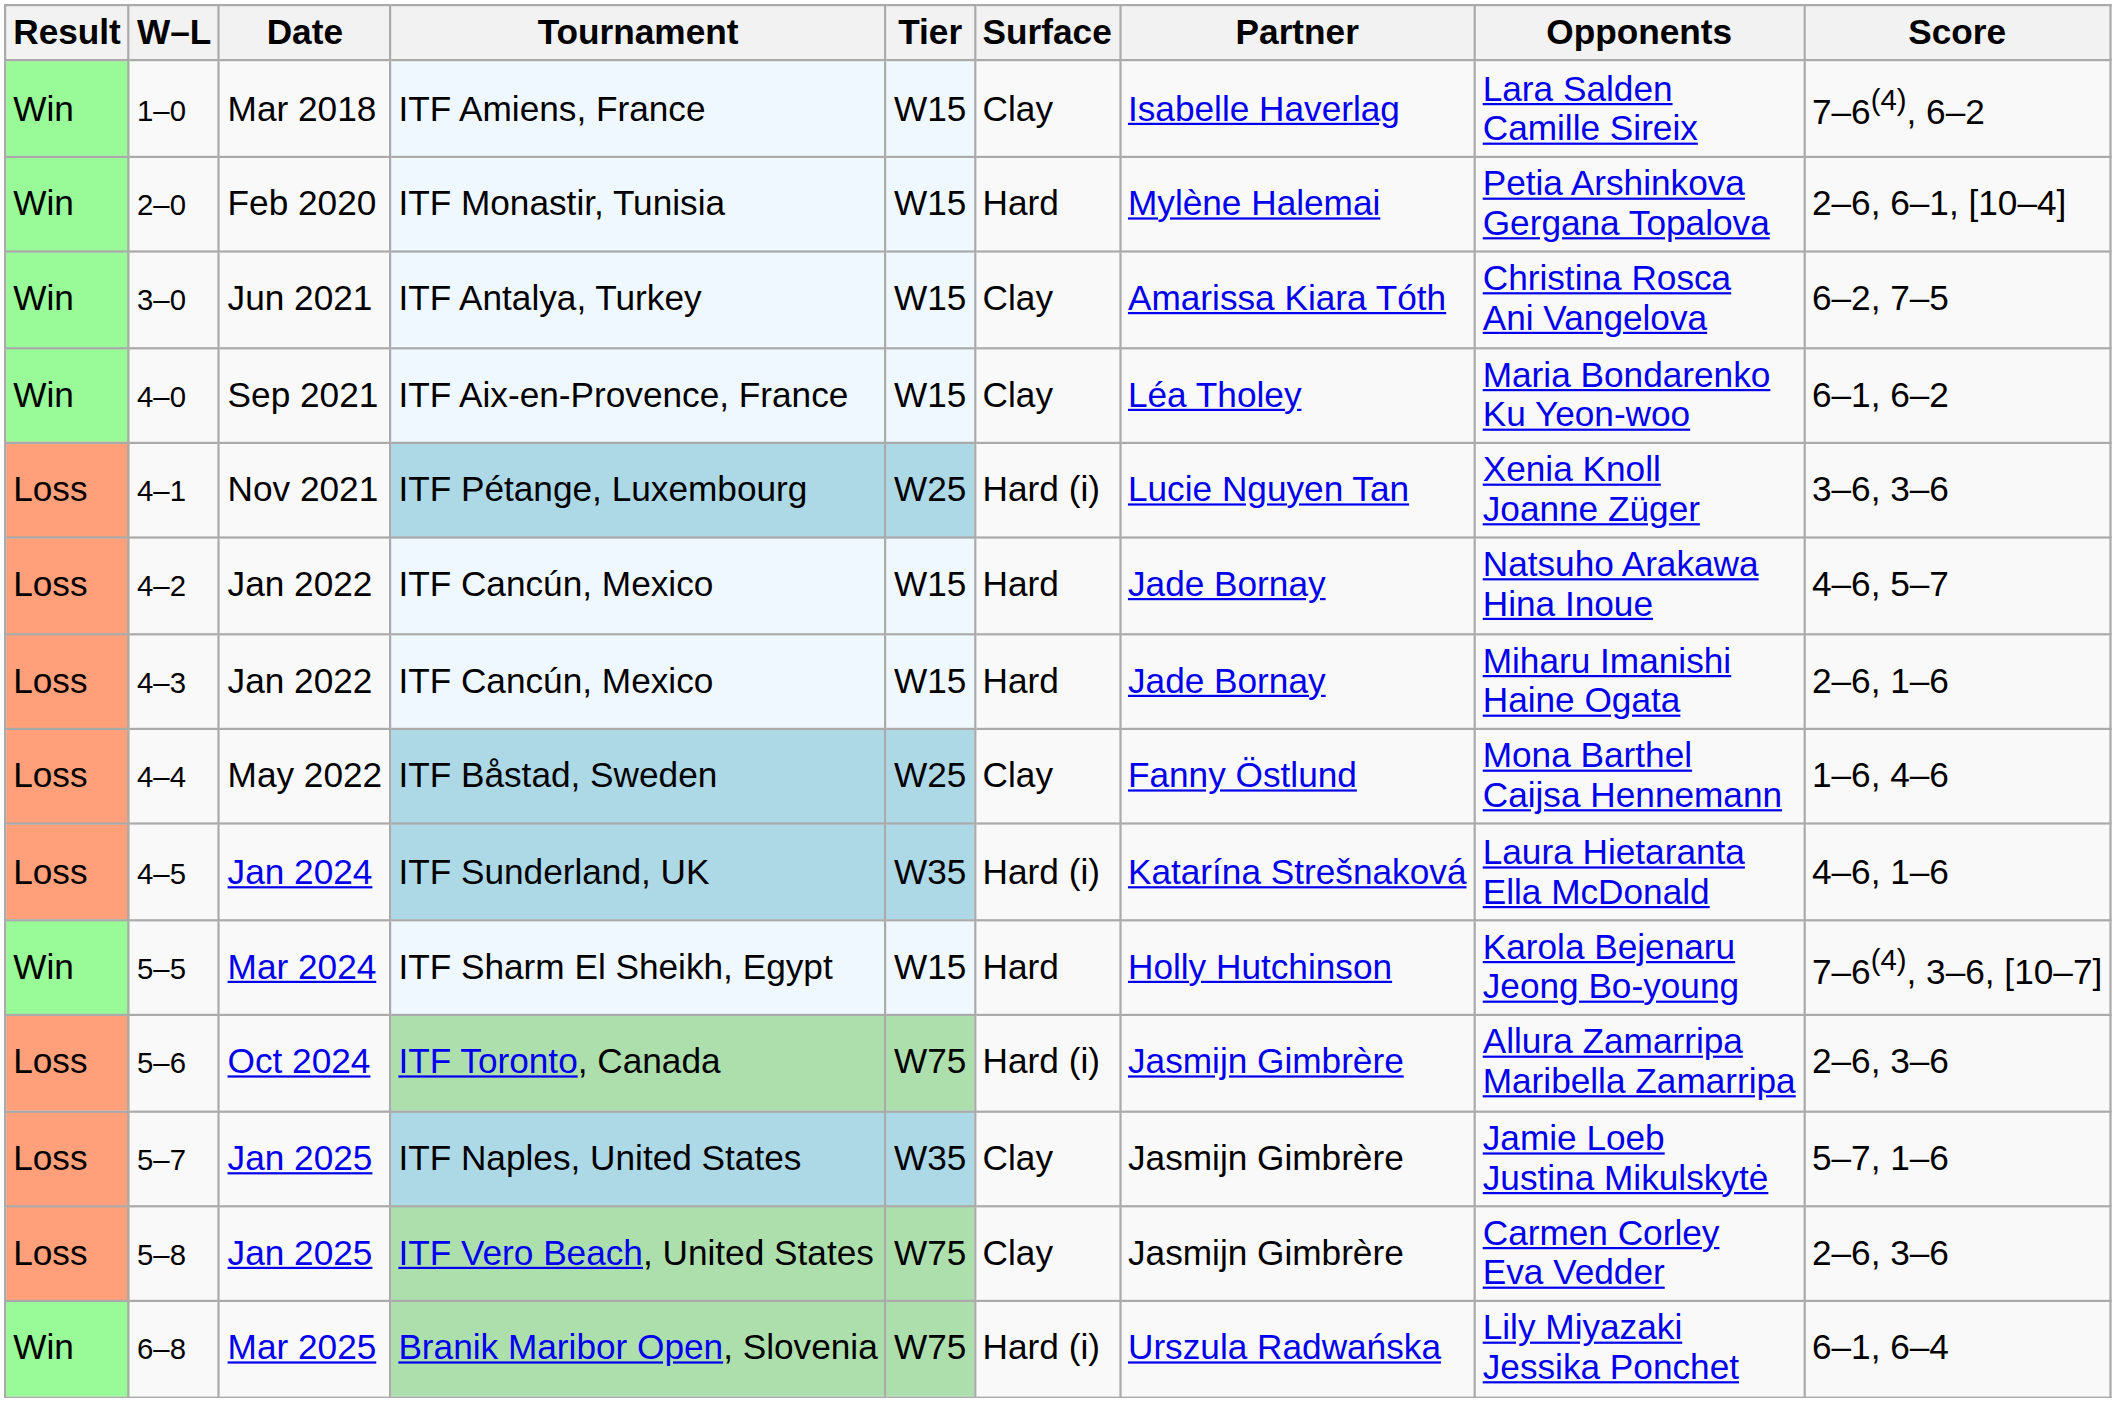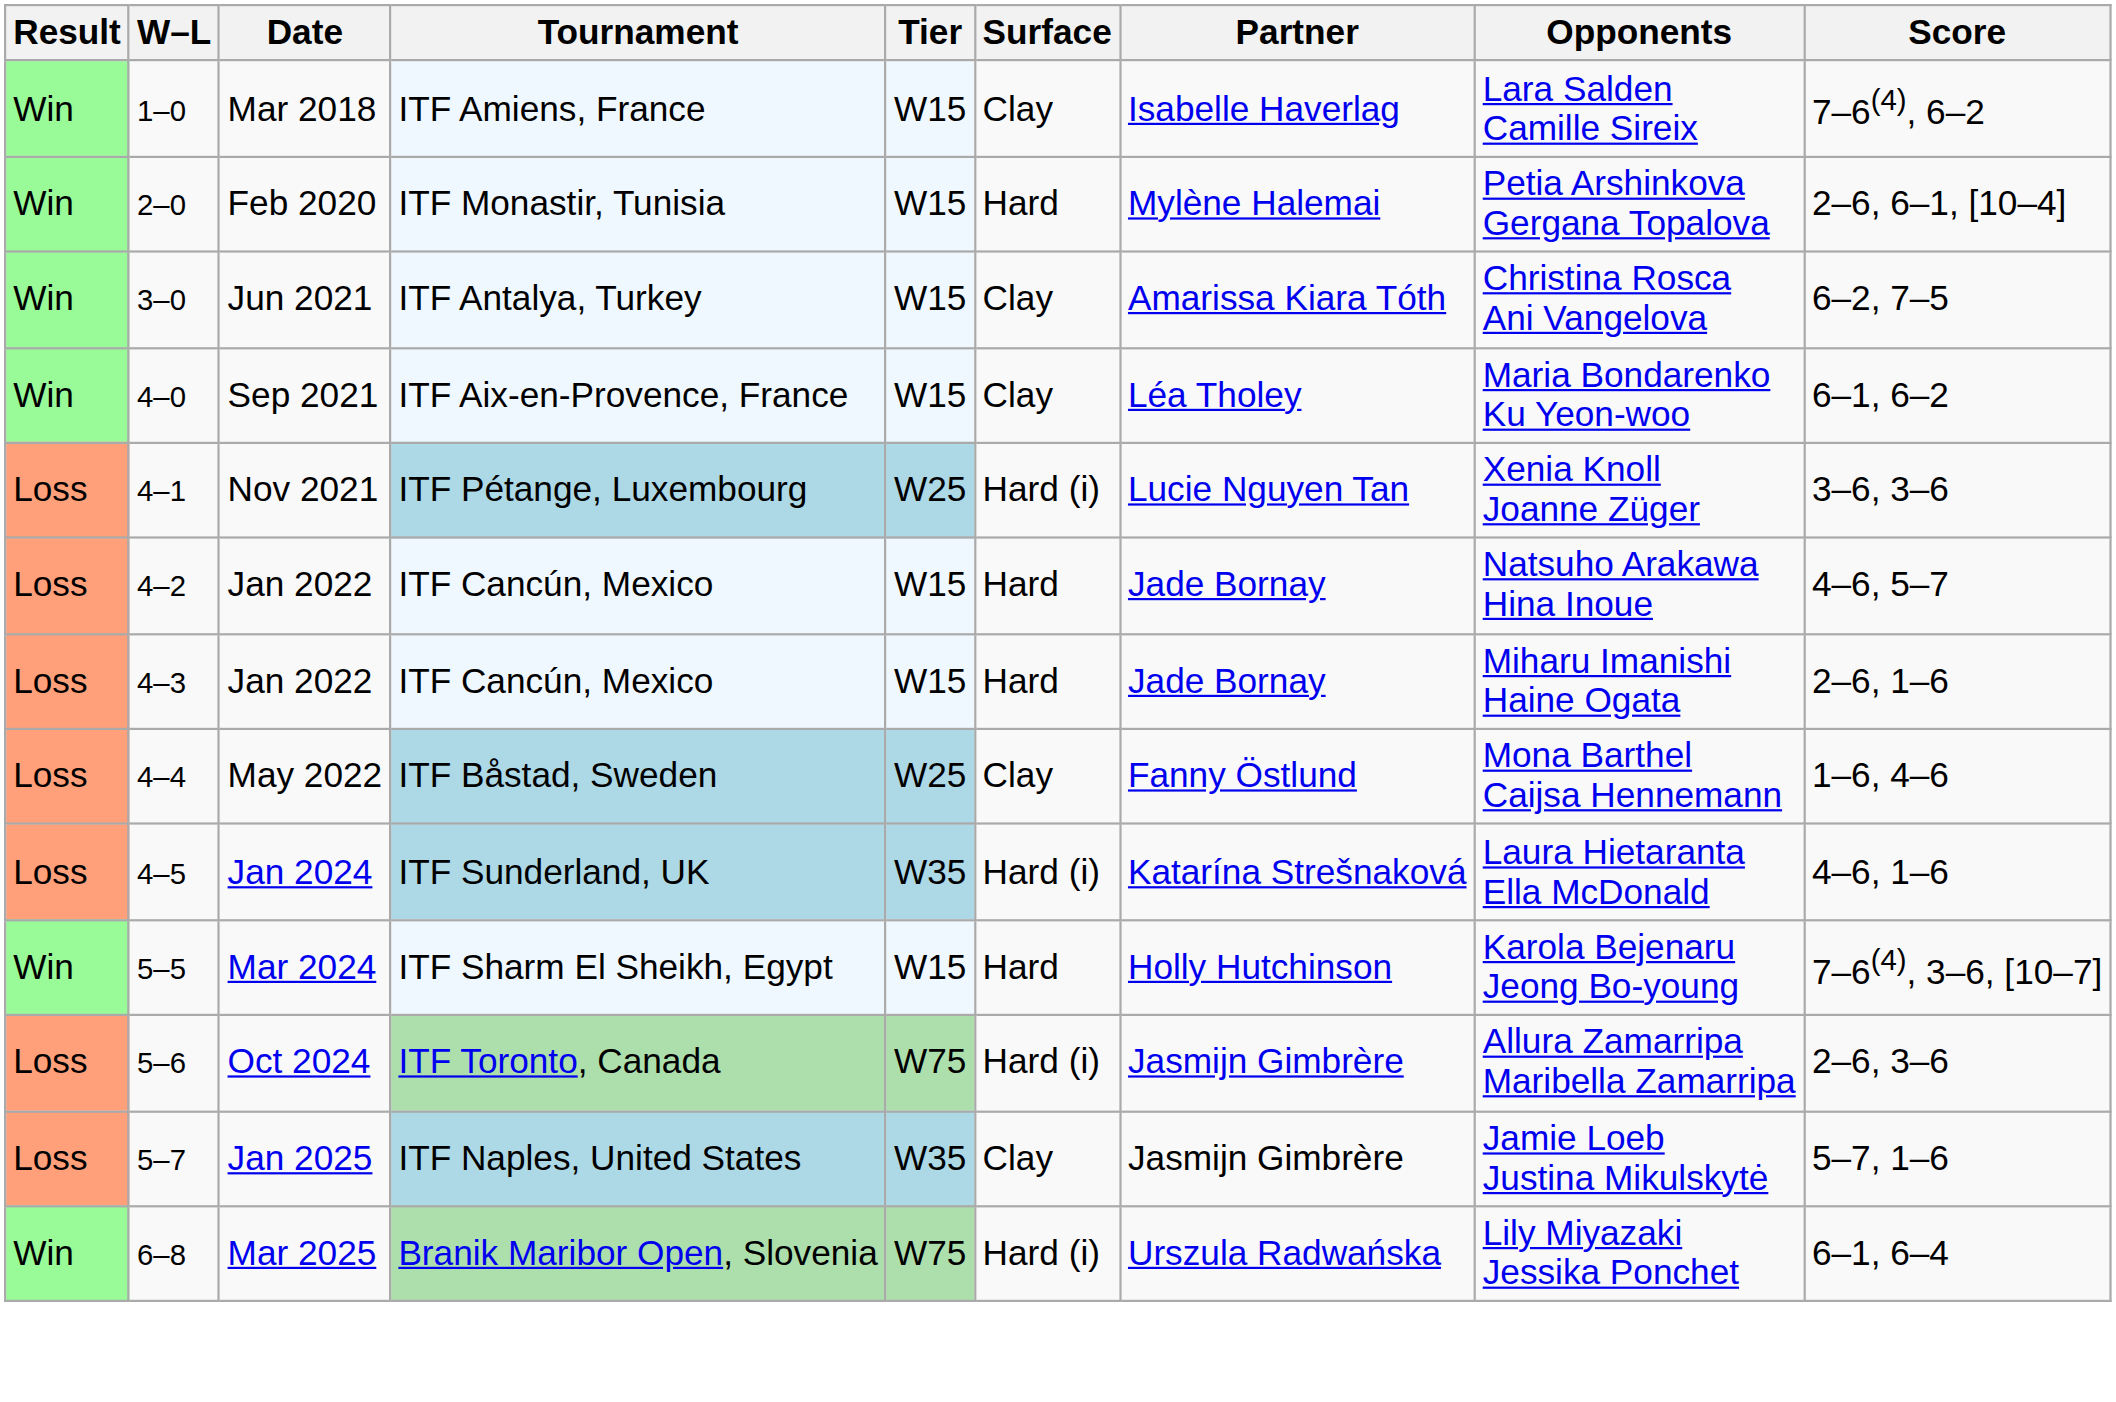- row: (162, 1255)
